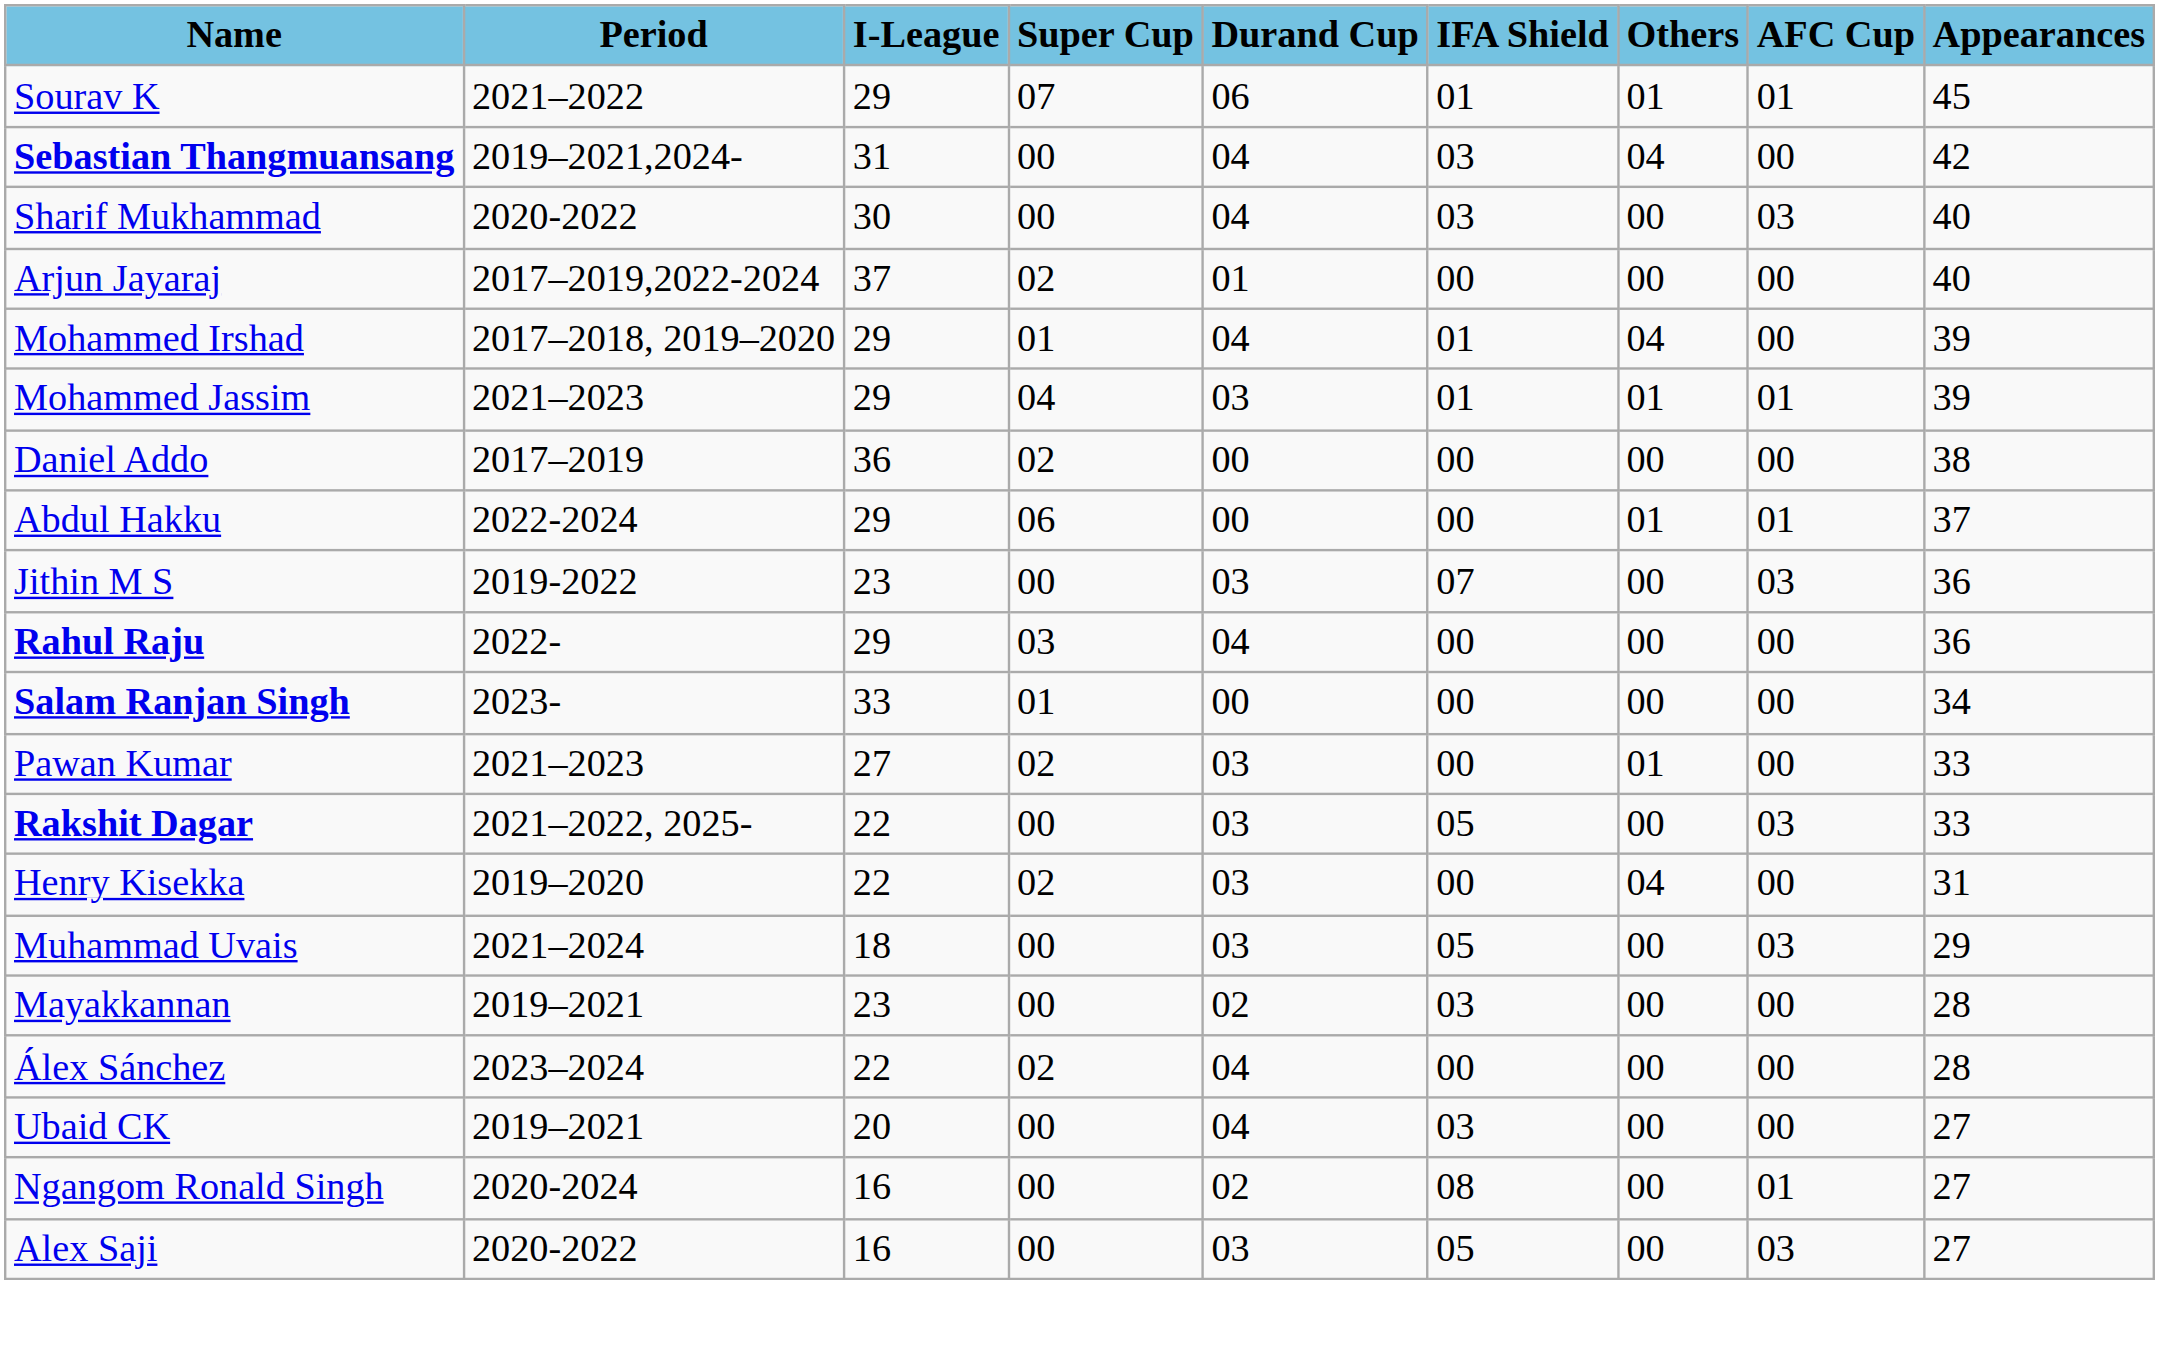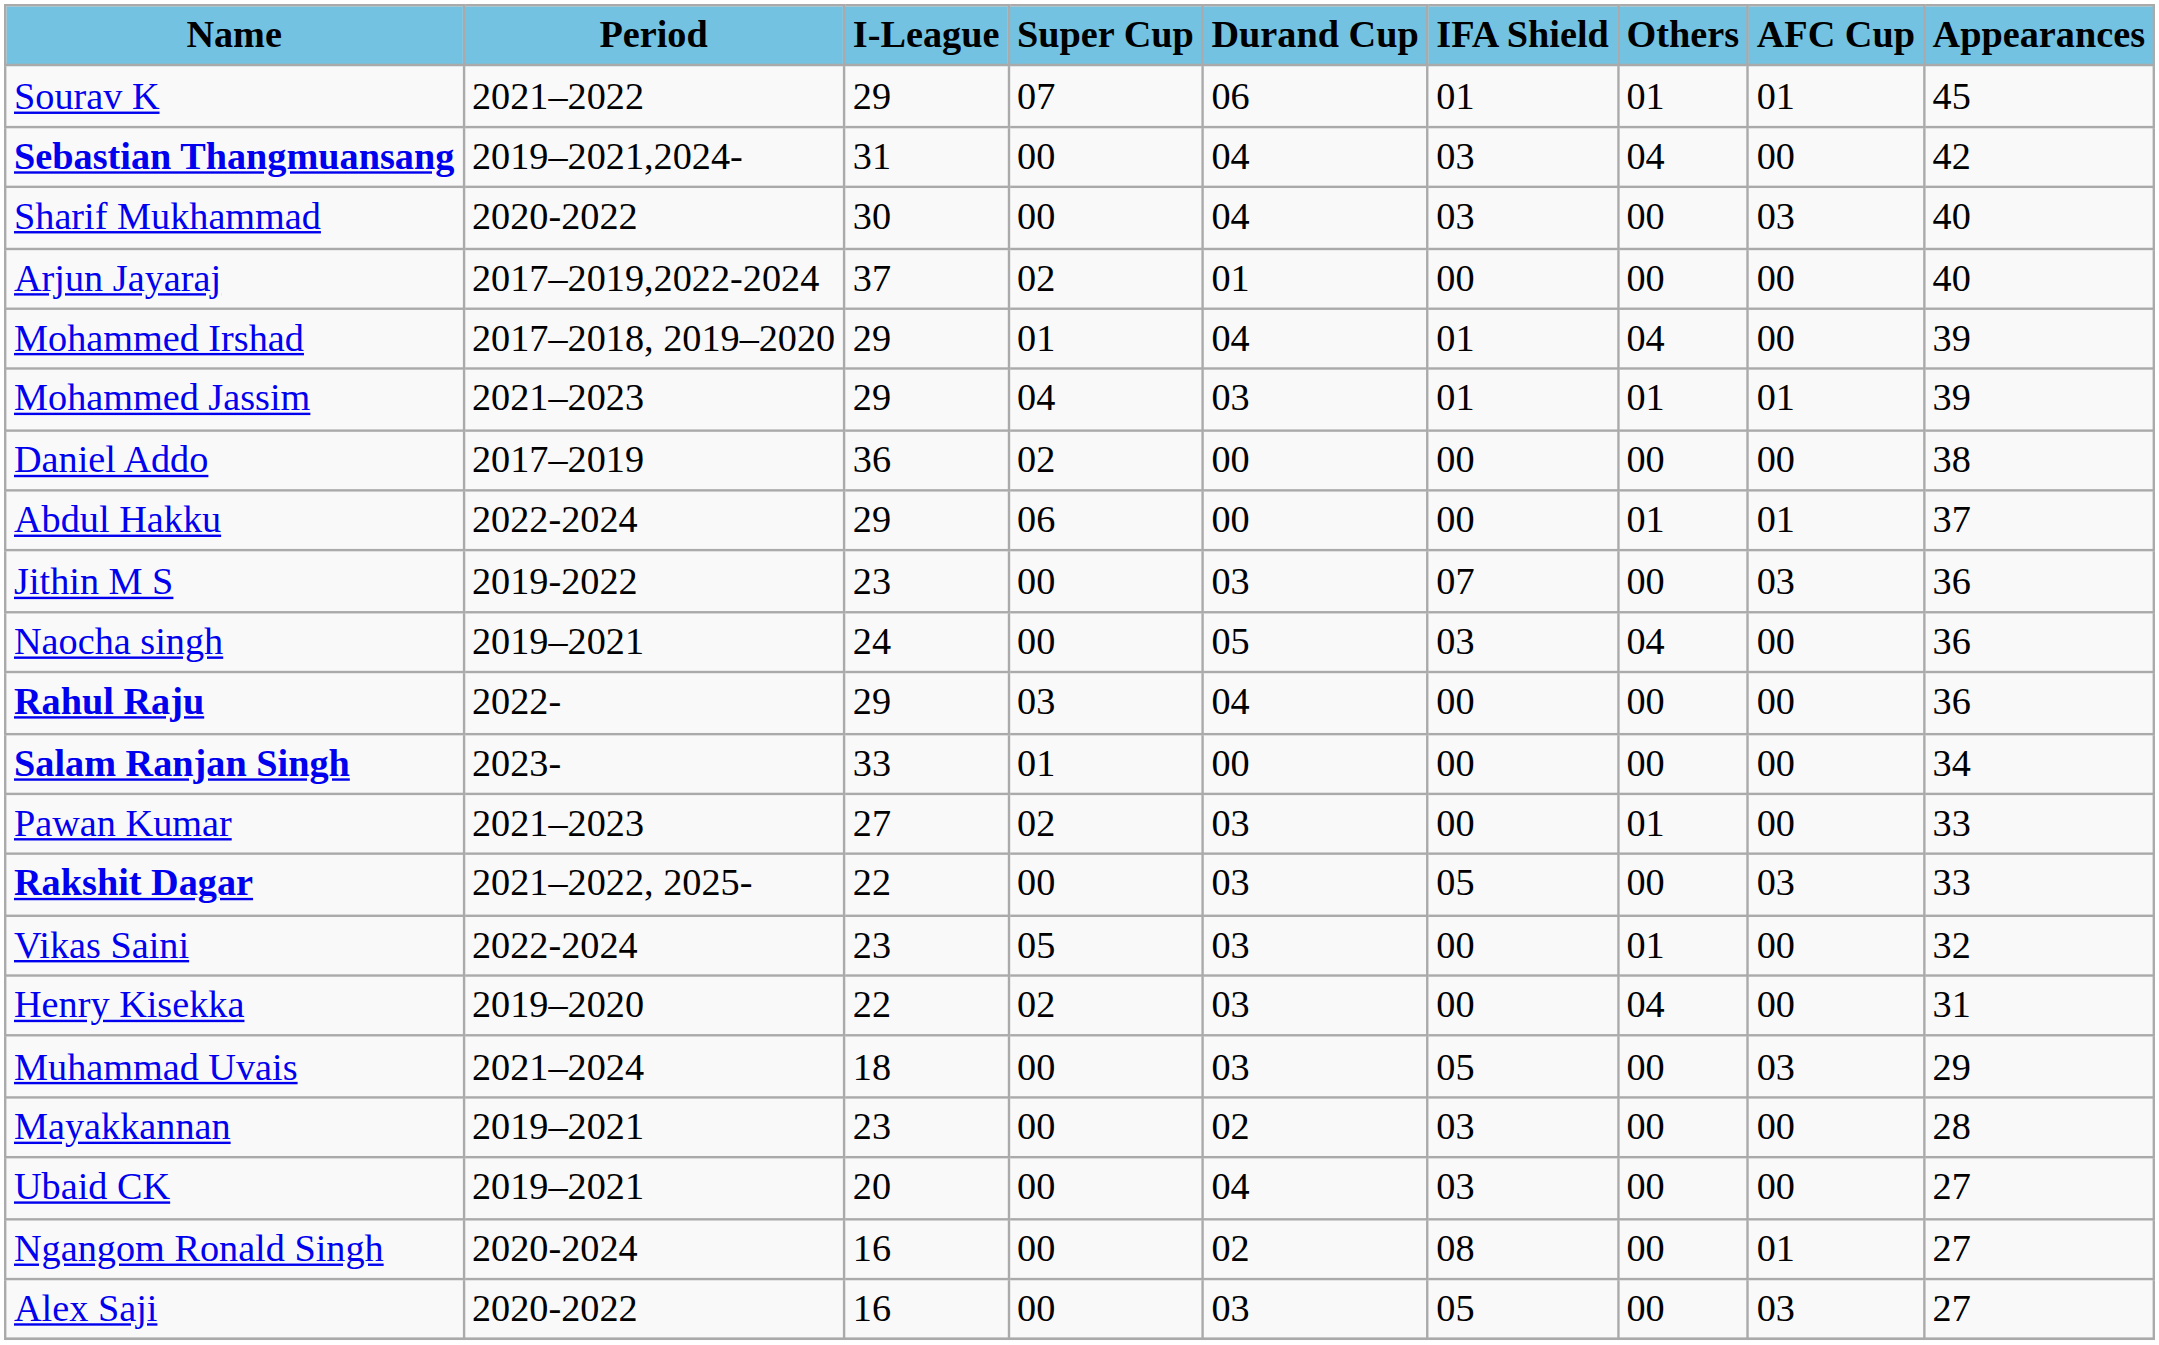+ row: (119, 641)
+ row: (102, 944)
- row: (120, 1065)
